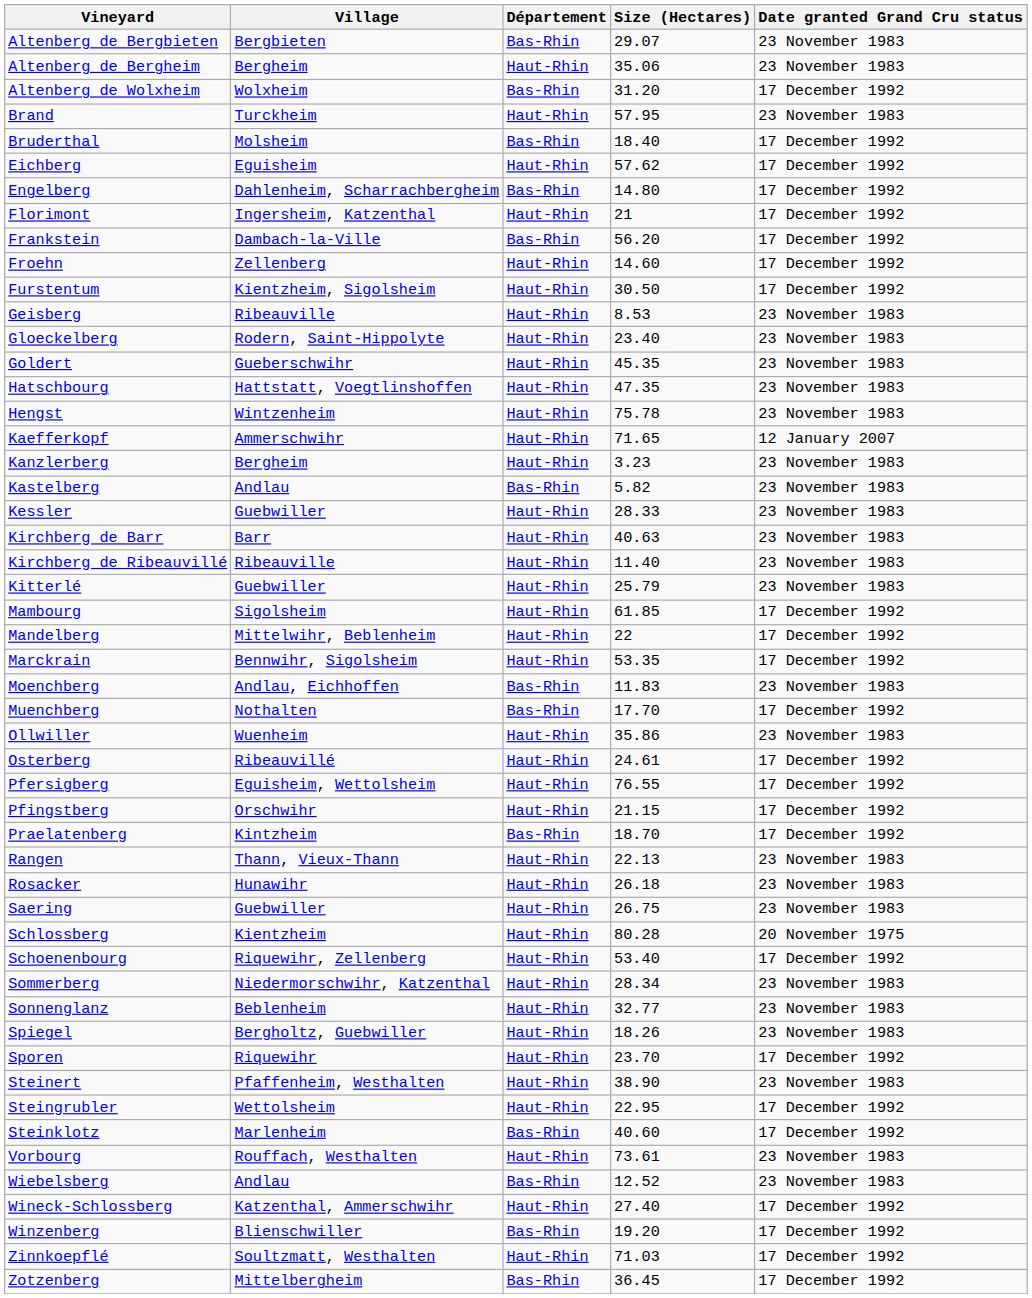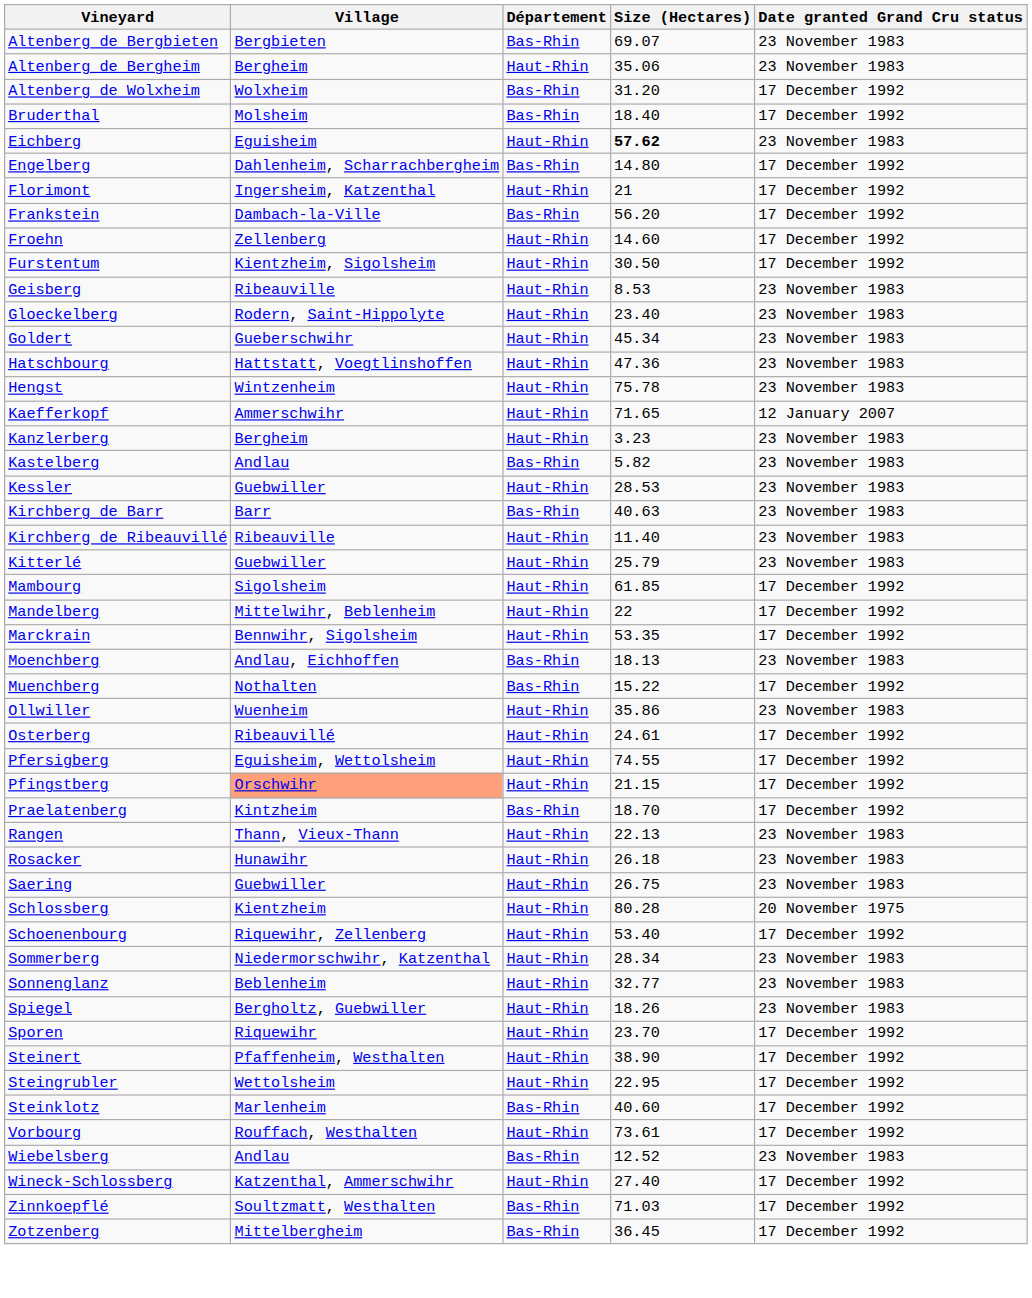(637, 42) 29.07 -> (637, 42) 69.07
- row: (31, 116)
(637, 166) normal -> (637, 141) bold
(831, 166) 17 December 1992 -> (831, 141) 23 November 1983
(637, 364) 45.35 -> (637, 339) 45.34
(637, 389) 47.35 -> (637, 364) 47.36
(637, 513) 28.33 -> (637, 488) 28.53
(548, 538) Haut-Rhin -> (543, 513) Bas-Rhin
(637, 686) 11.83 -> (637, 662) 18.13
(637, 711) 17.70 -> (637, 686) 15.22
(637, 785) 76.55 -> (637, 761) 74.55
(276, 810) no background -> (276, 785) lightsalmon background
(831, 1083) 23 November 1983 -> (831, 1058) 17 December 1992
(831, 1157) 23 November 1983 -> (831, 1133) 17 December 1992
- row: (54, 1232)
(548, 1256) Haut-Rhin -> (543, 1207) Bas-Rhin
